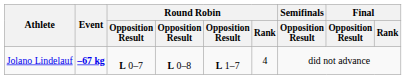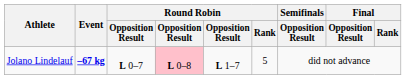(179, 66) no background -> (179, 66) pink background
(265, 61) 4 -> (265, 61) 5
